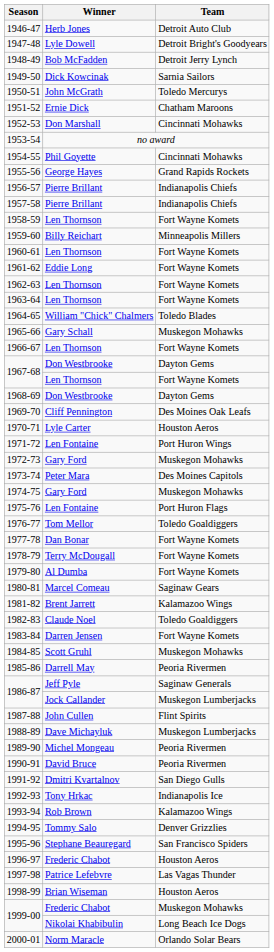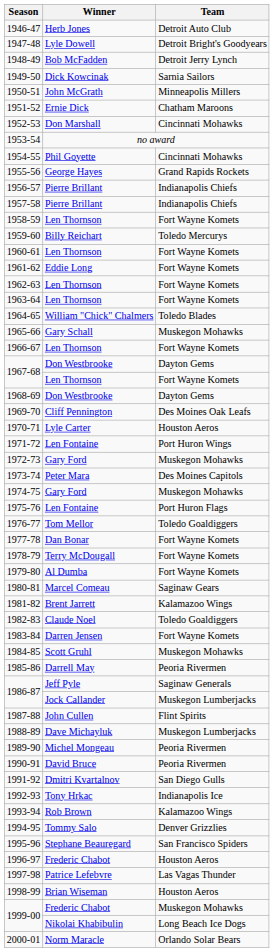(193, 92) Toledo Mercurys -> (199, 92) Minneapolis Millers
(199, 236) Minneapolis Millers -> (193, 236) Toledo Mercurys
